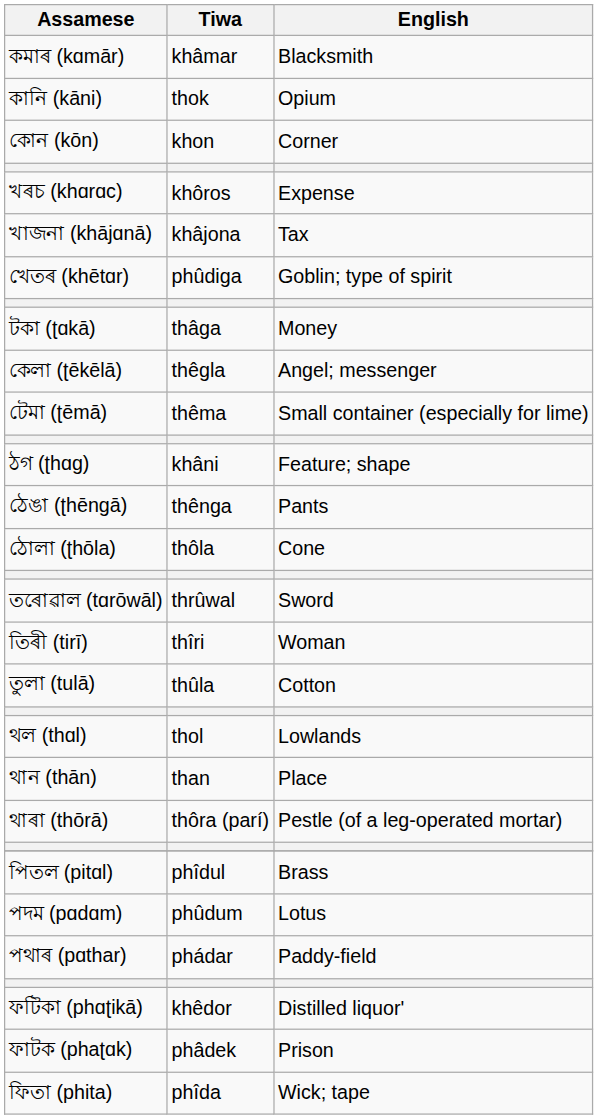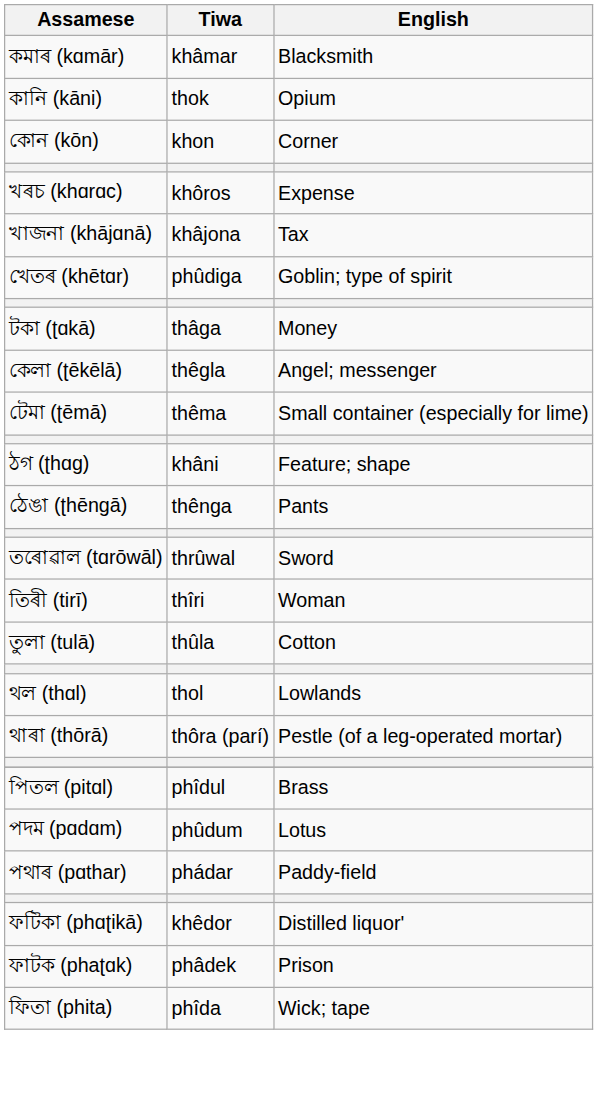- row: (63, 548)
- row: (53, 778)
